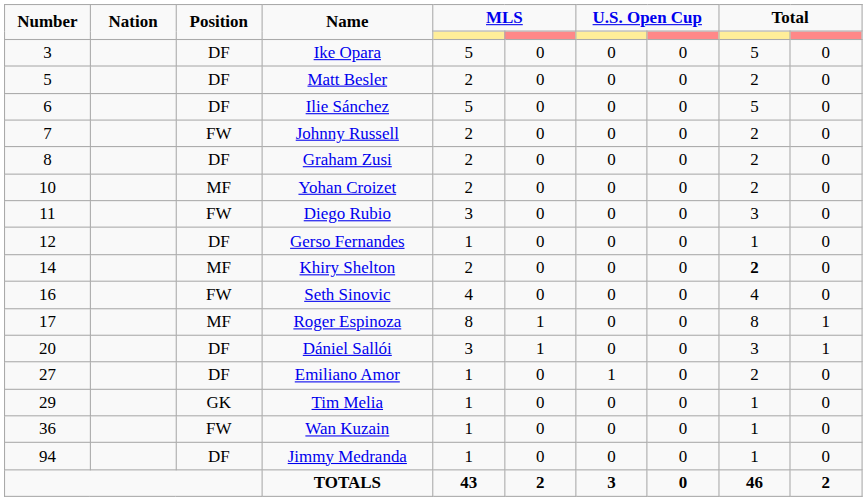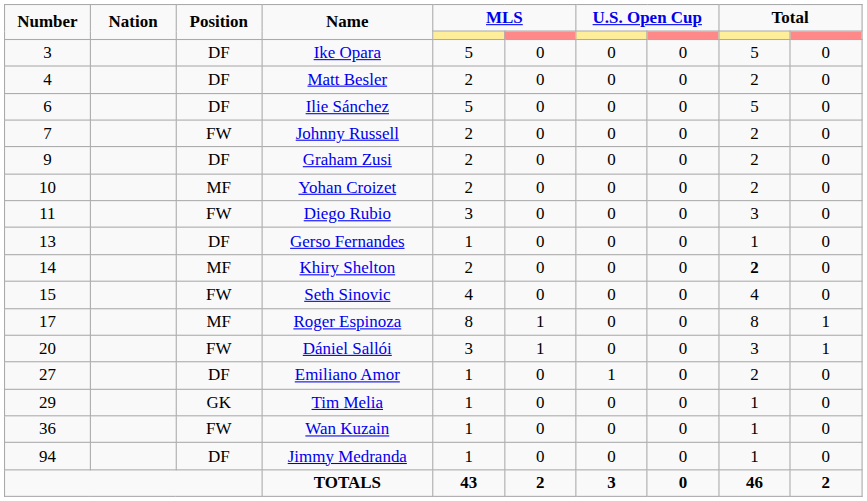(47, 79) 5 -> (47, 79) 4
(47, 160) 8 -> (47, 160) 9
(47, 240) 12 -> (47, 240) 13
(47, 294) 16 -> (47, 294) 15
(219, 348) DF -> (219, 348) FW
